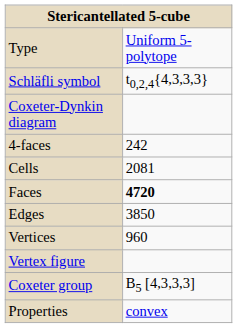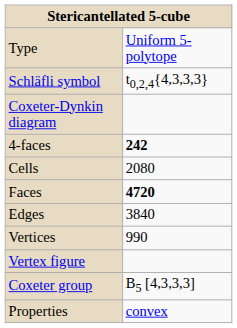(137, 145) normal -> (137, 145) bold
(140, 168) 2081 -> (140, 168) 2080
(140, 214) 3850 -> (140, 214) 3840
(137, 237) 960 -> (137, 237) 990
